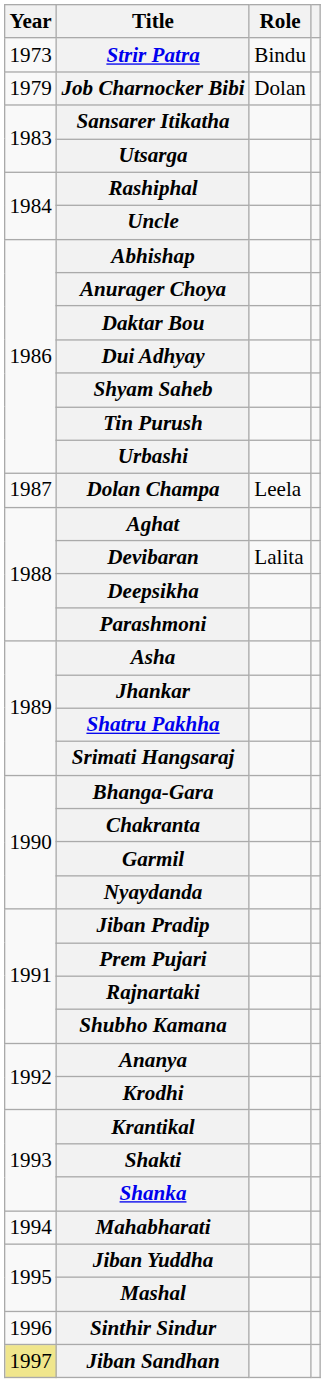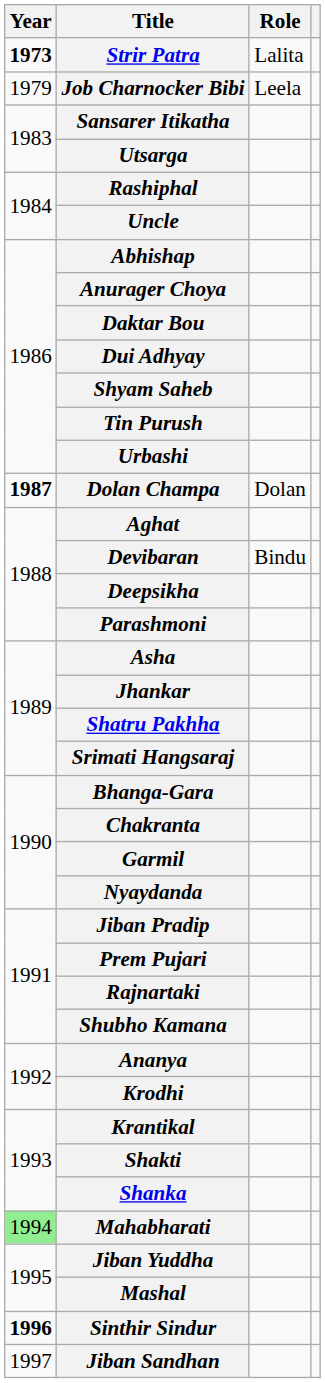(31, 54) normal -> (31, 54) bold
(280, 54) Bindu -> (279, 54) Lalita
(280, 88) Dolan -> (278, 88) Leela
(31, 490) normal -> (31, 490) bold
(278, 490) Leela -> (280, 490) Dolan
(279, 557) Lalita -> (280, 557) Bindu
(31, 1227) no background -> (31, 1227) lightgreen background
(31, 1327) normal -> (31, 1327) bold
(31, 1361) khaki background -> (31, 1361) no background
